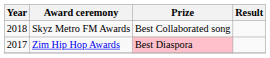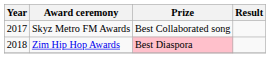(17, 28) 2018 -> (17, 28) 2017
(17, 45) 2017 -> (17, 45) 2018
